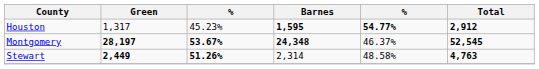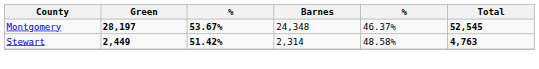- row: (26, 27)
(293, 41) bold -> (293, 27) normal
(206, 56) 51.26% -> (206, 41) 51.42%
